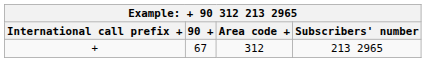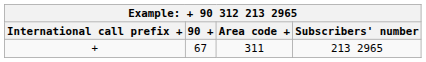(254, 48) 312 -> (254, 48) 311
